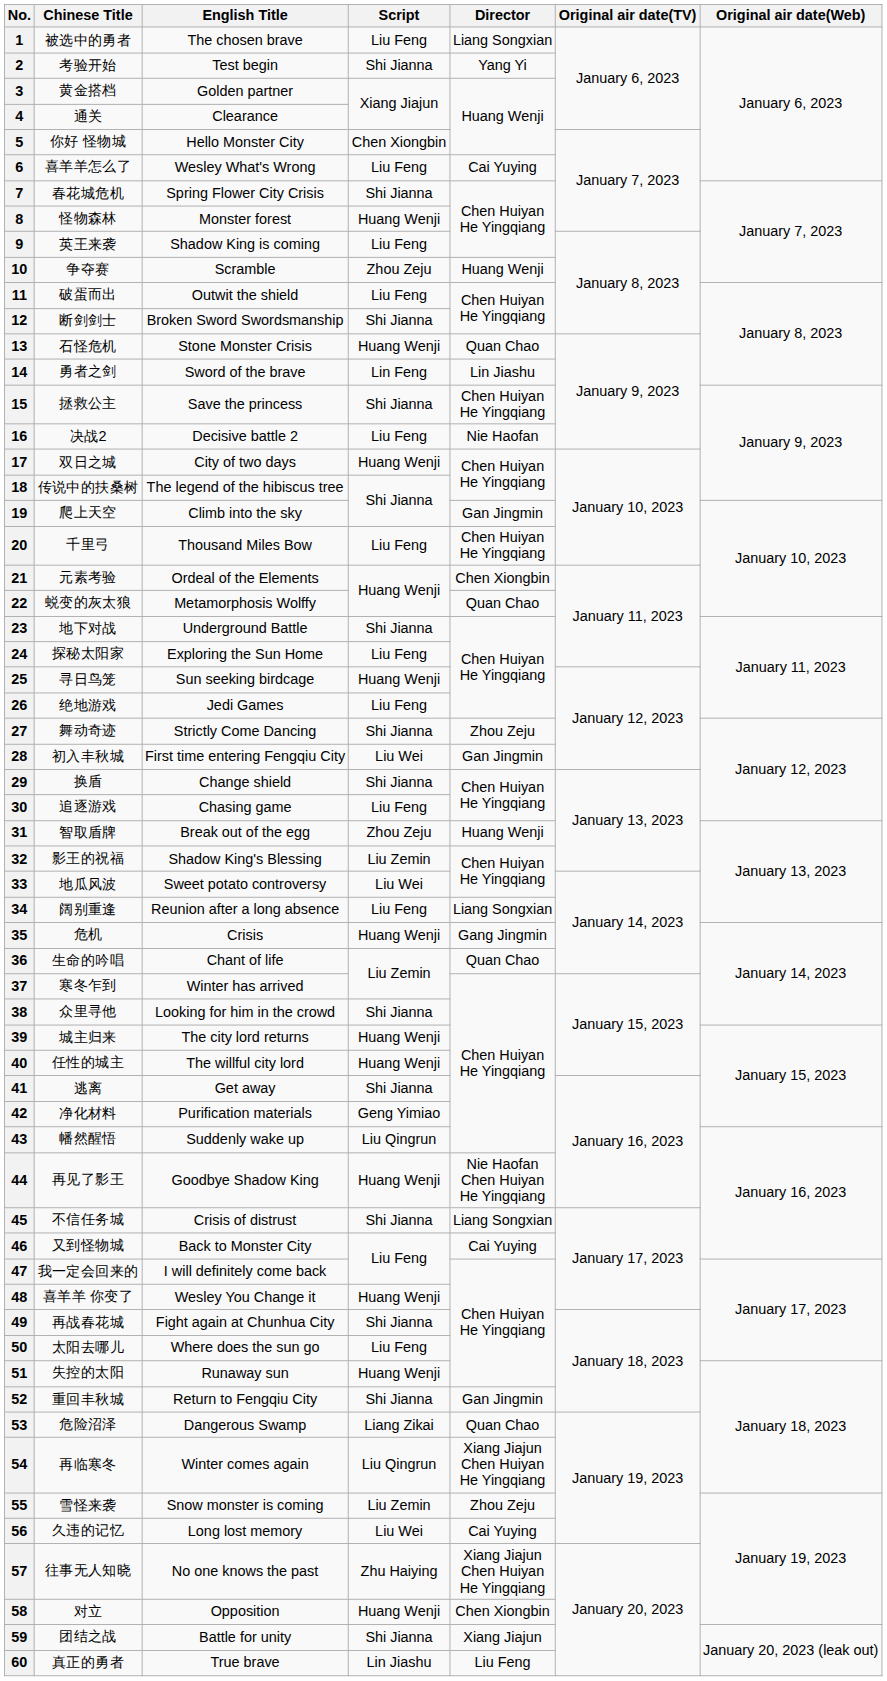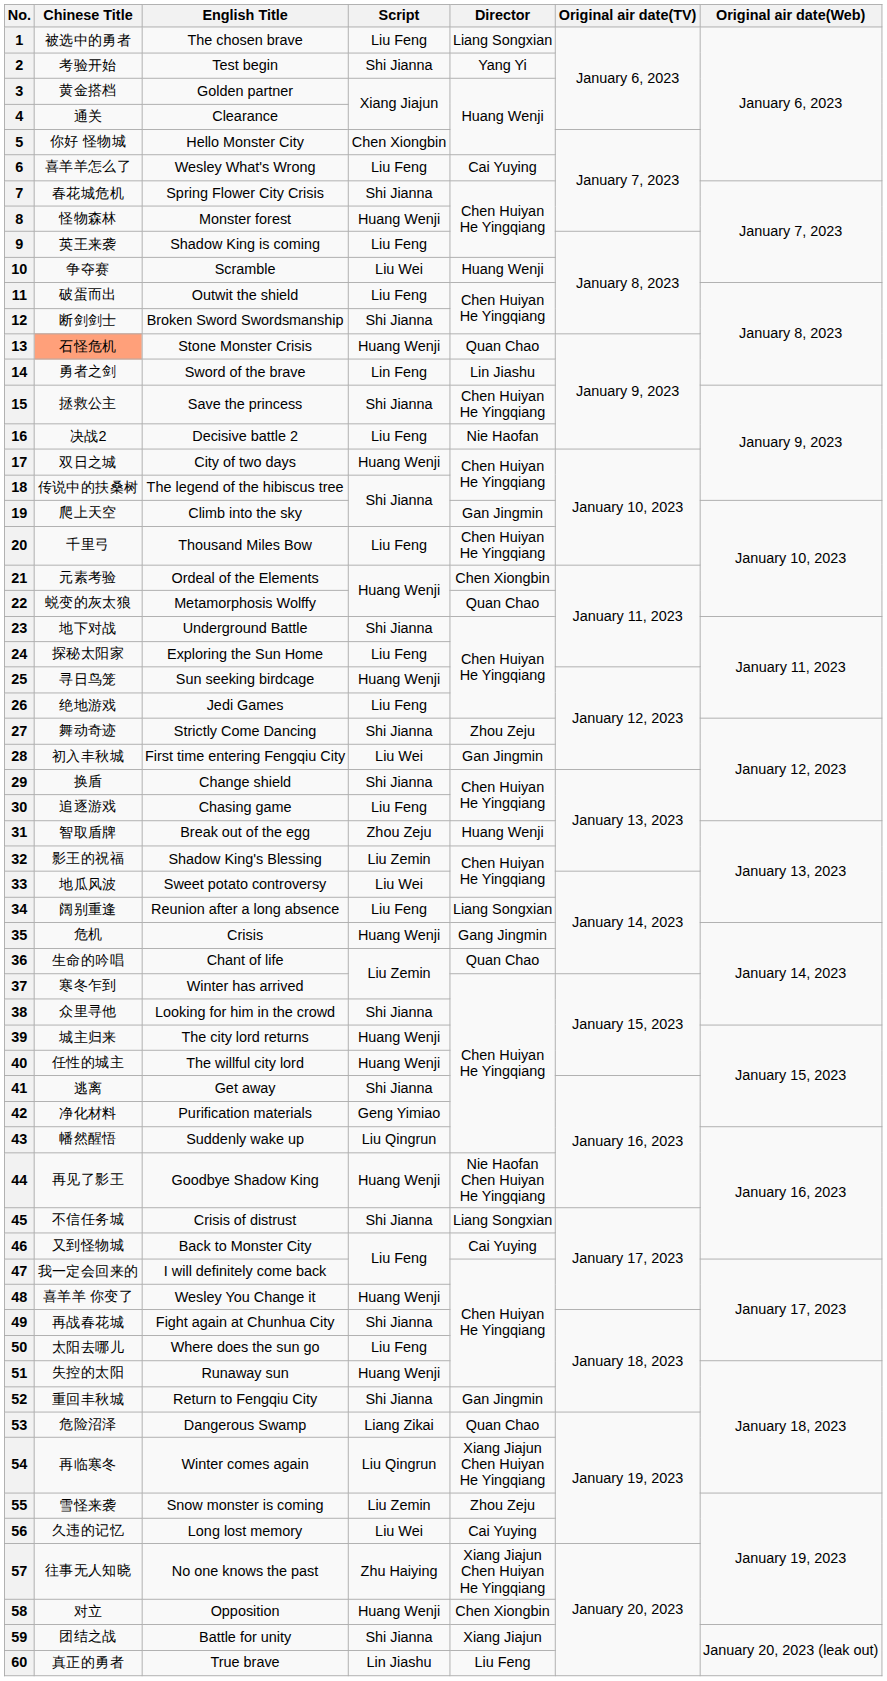(399, 269) Zhou Zeju -> (399, 269) Liu Wei
(88, 346) no background -> (88, 346) lightsalmon background
